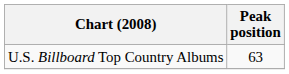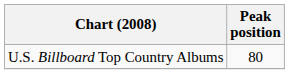(256, 56) 63 -> (256, 56) 80
